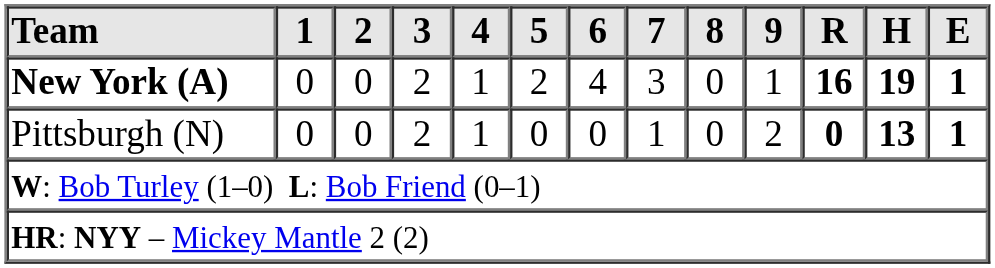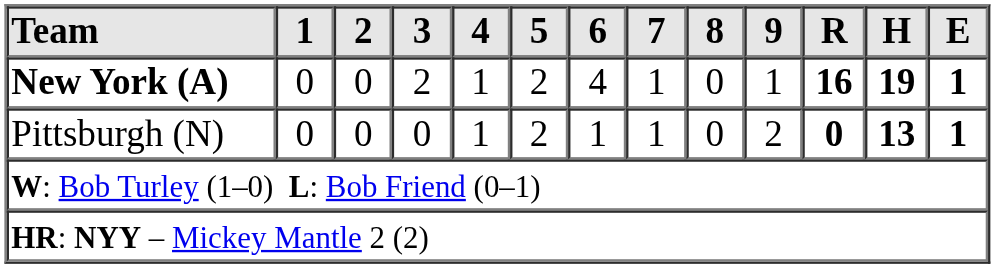(656, 82) 3 -> (656, 82) 1
(422, 133) 2 -> (422, 133) 0
(539, 133) 0 -> (539, 133) 2
(598, 133) 0 -> (598, 133) 1
